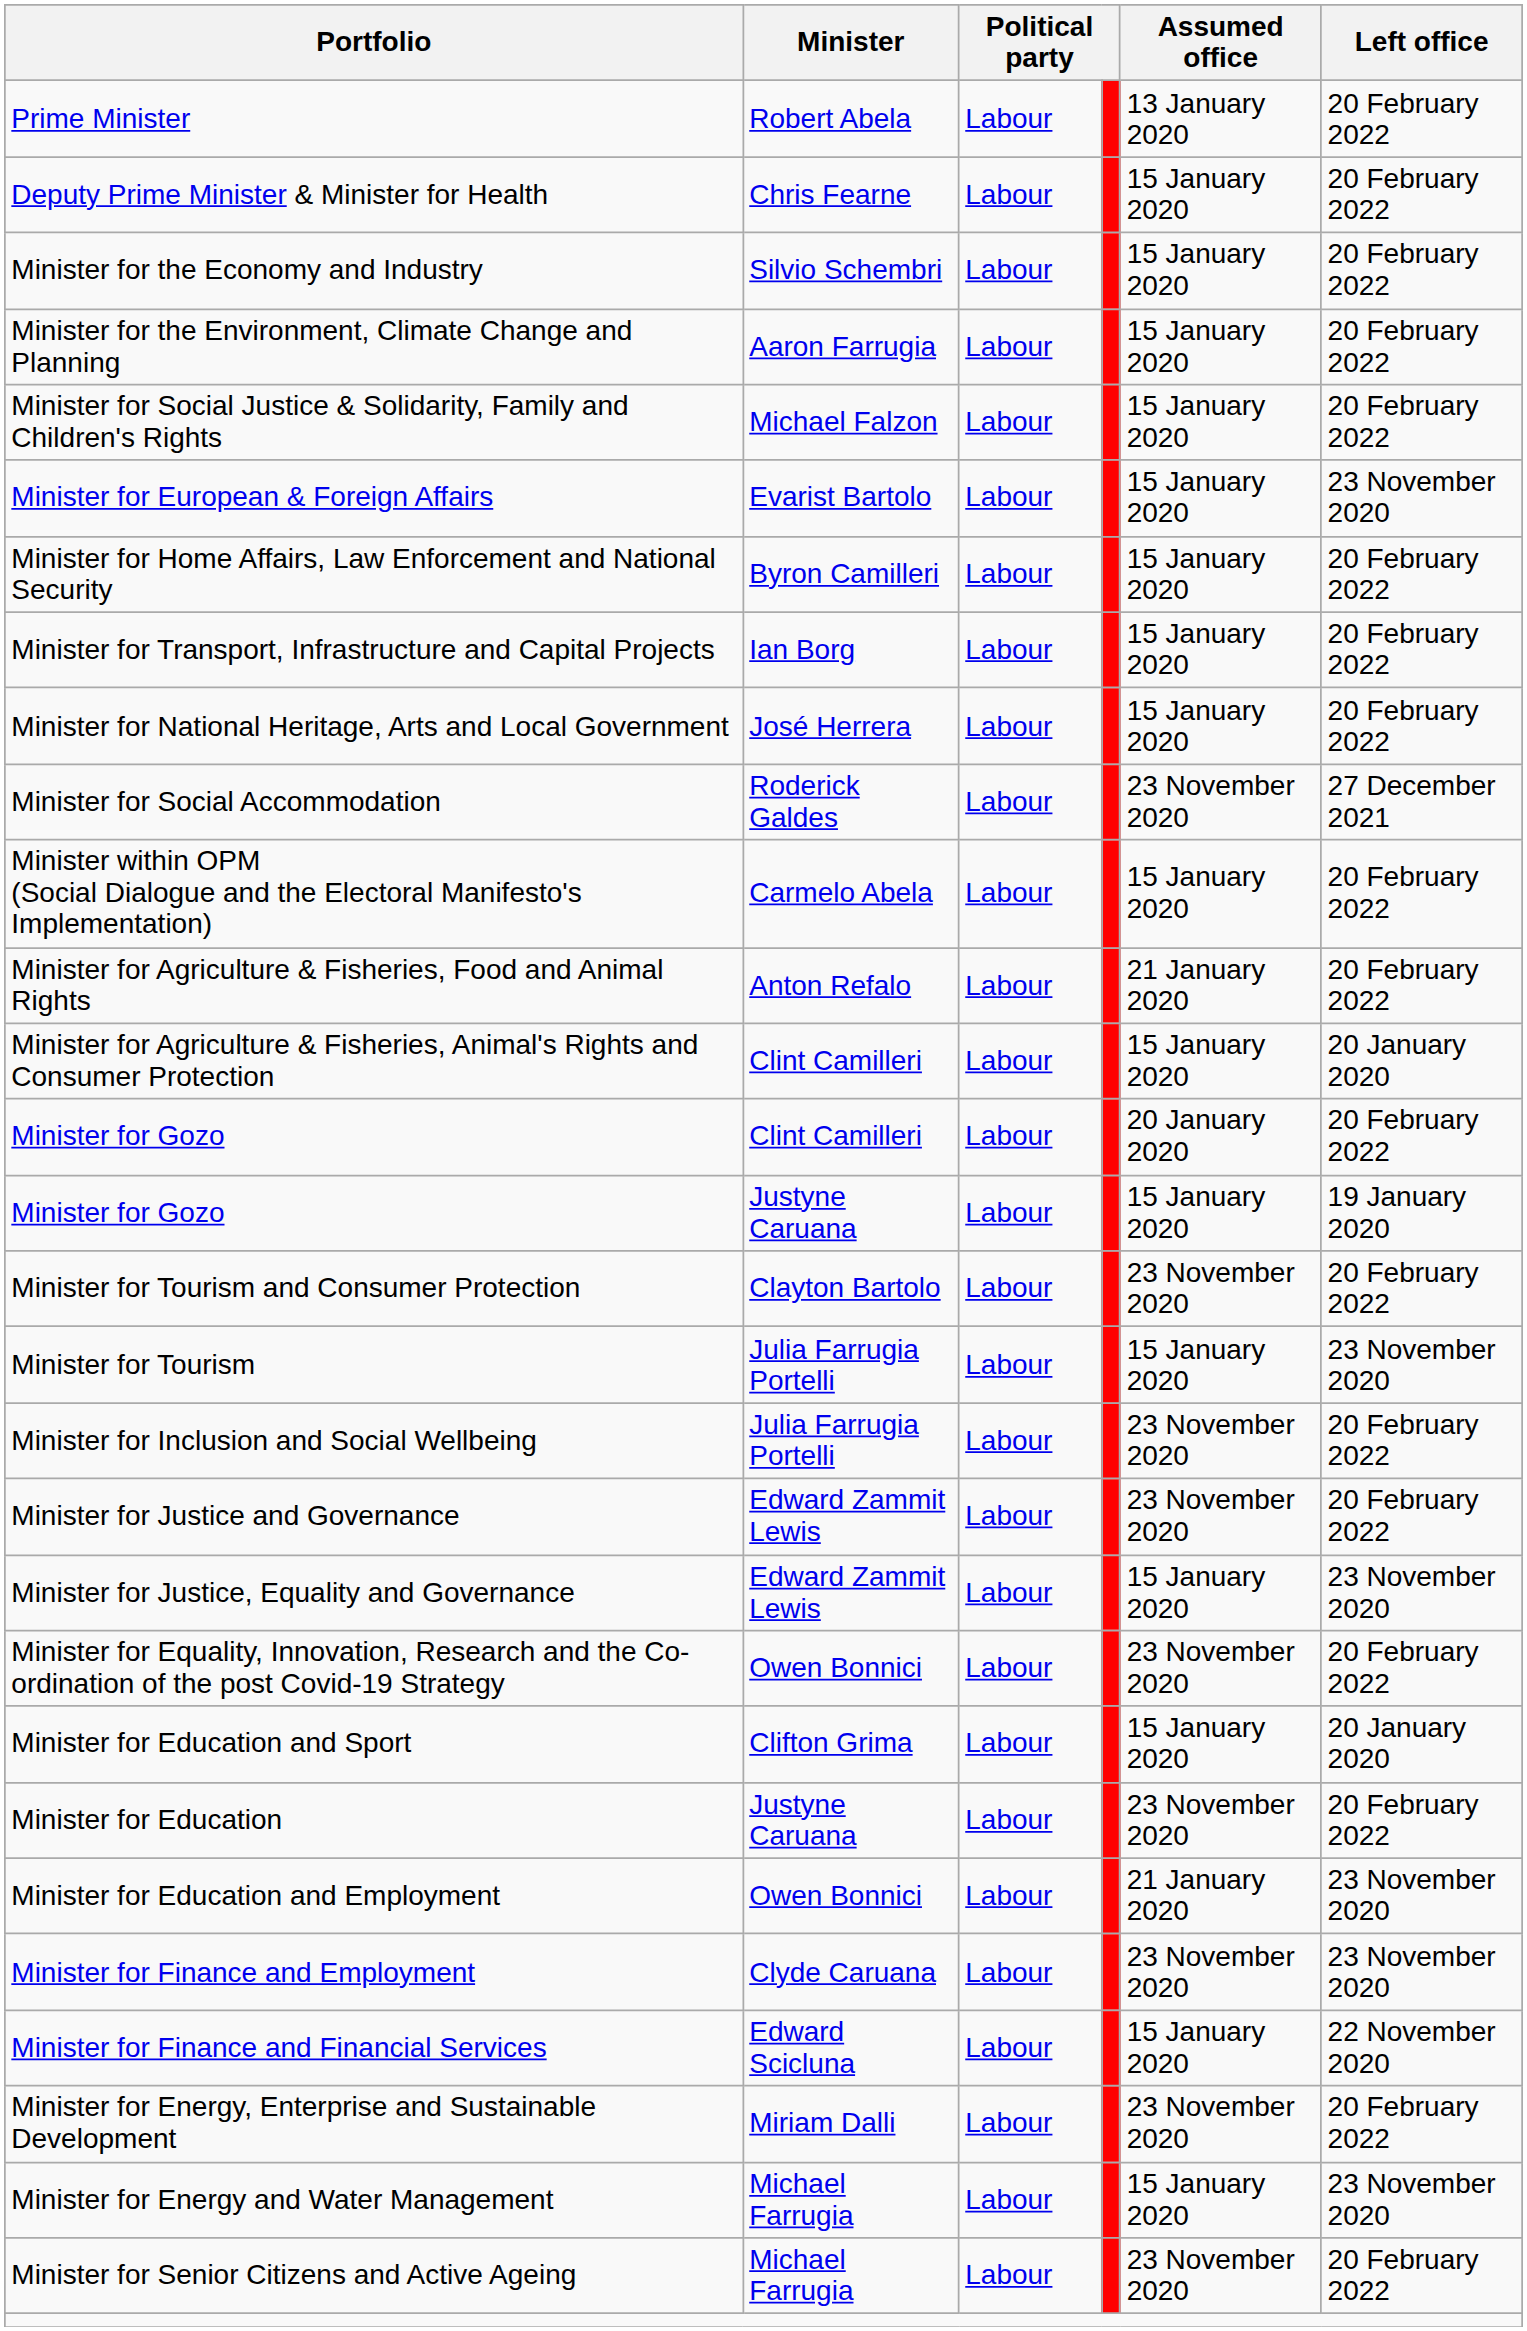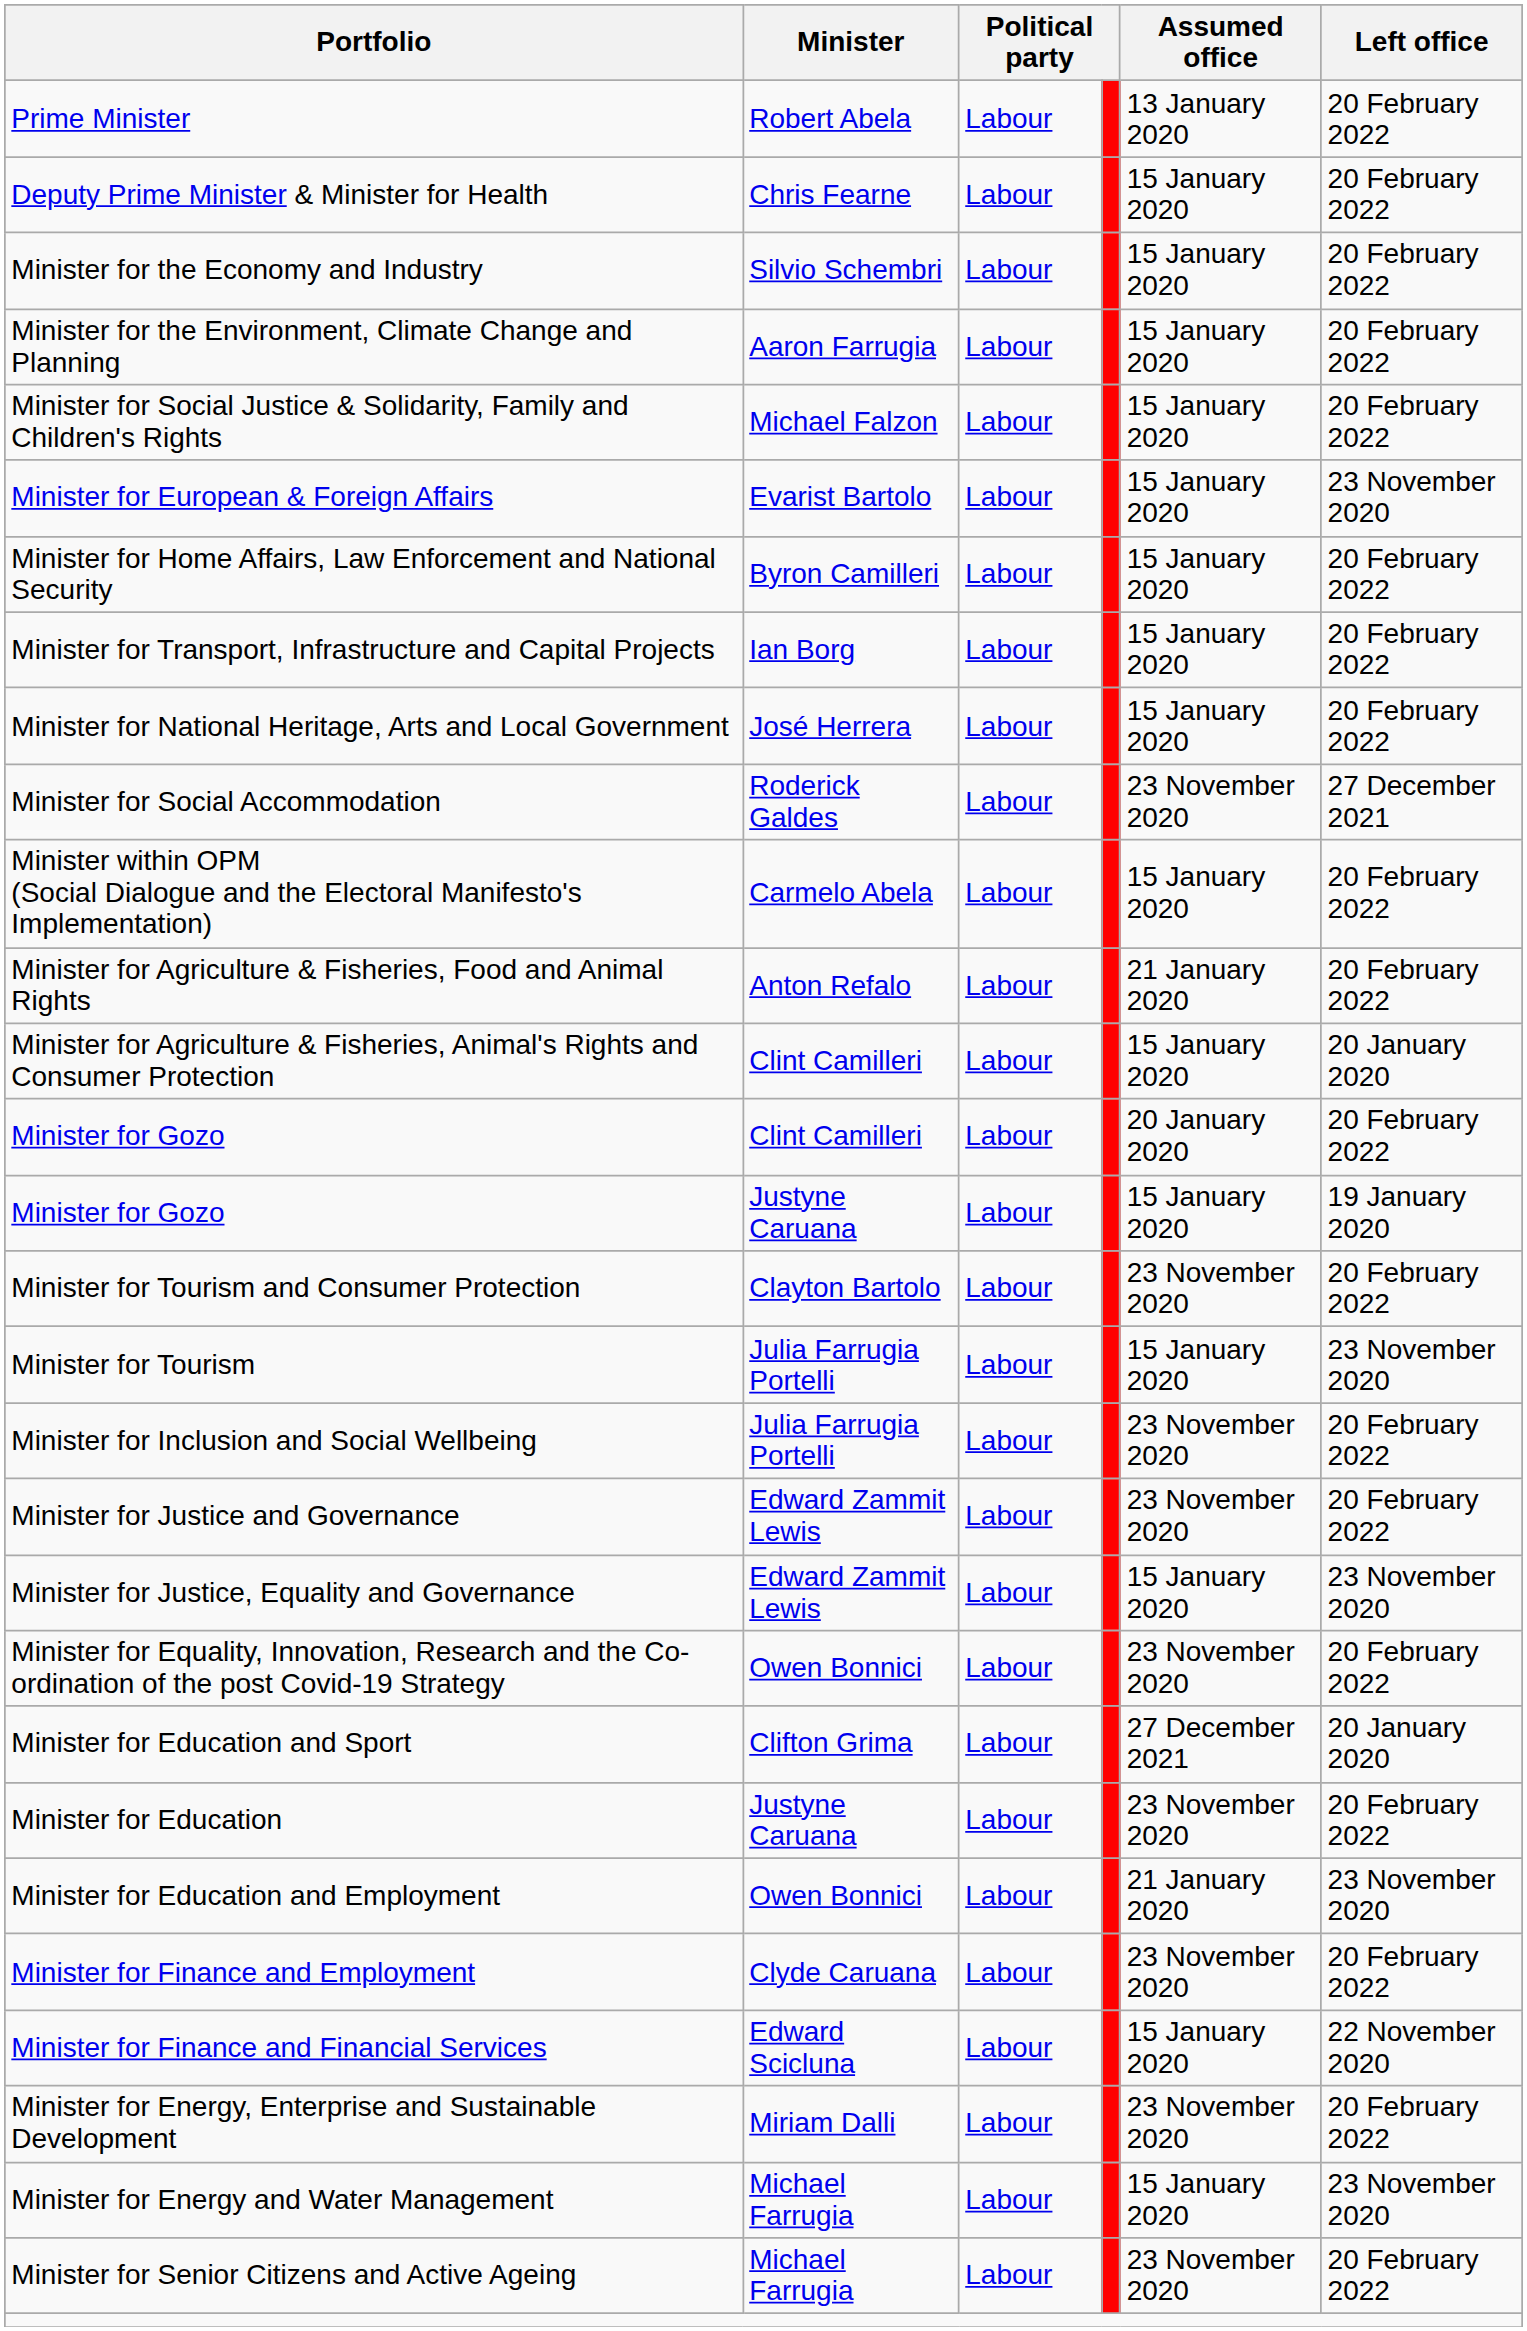(1196, 1743) 15 January 2020 -> (1211, 1743) 27 December 2021
(1412, 1971) 23 November 2020 -> (1403, 1971) 20 February 2022
